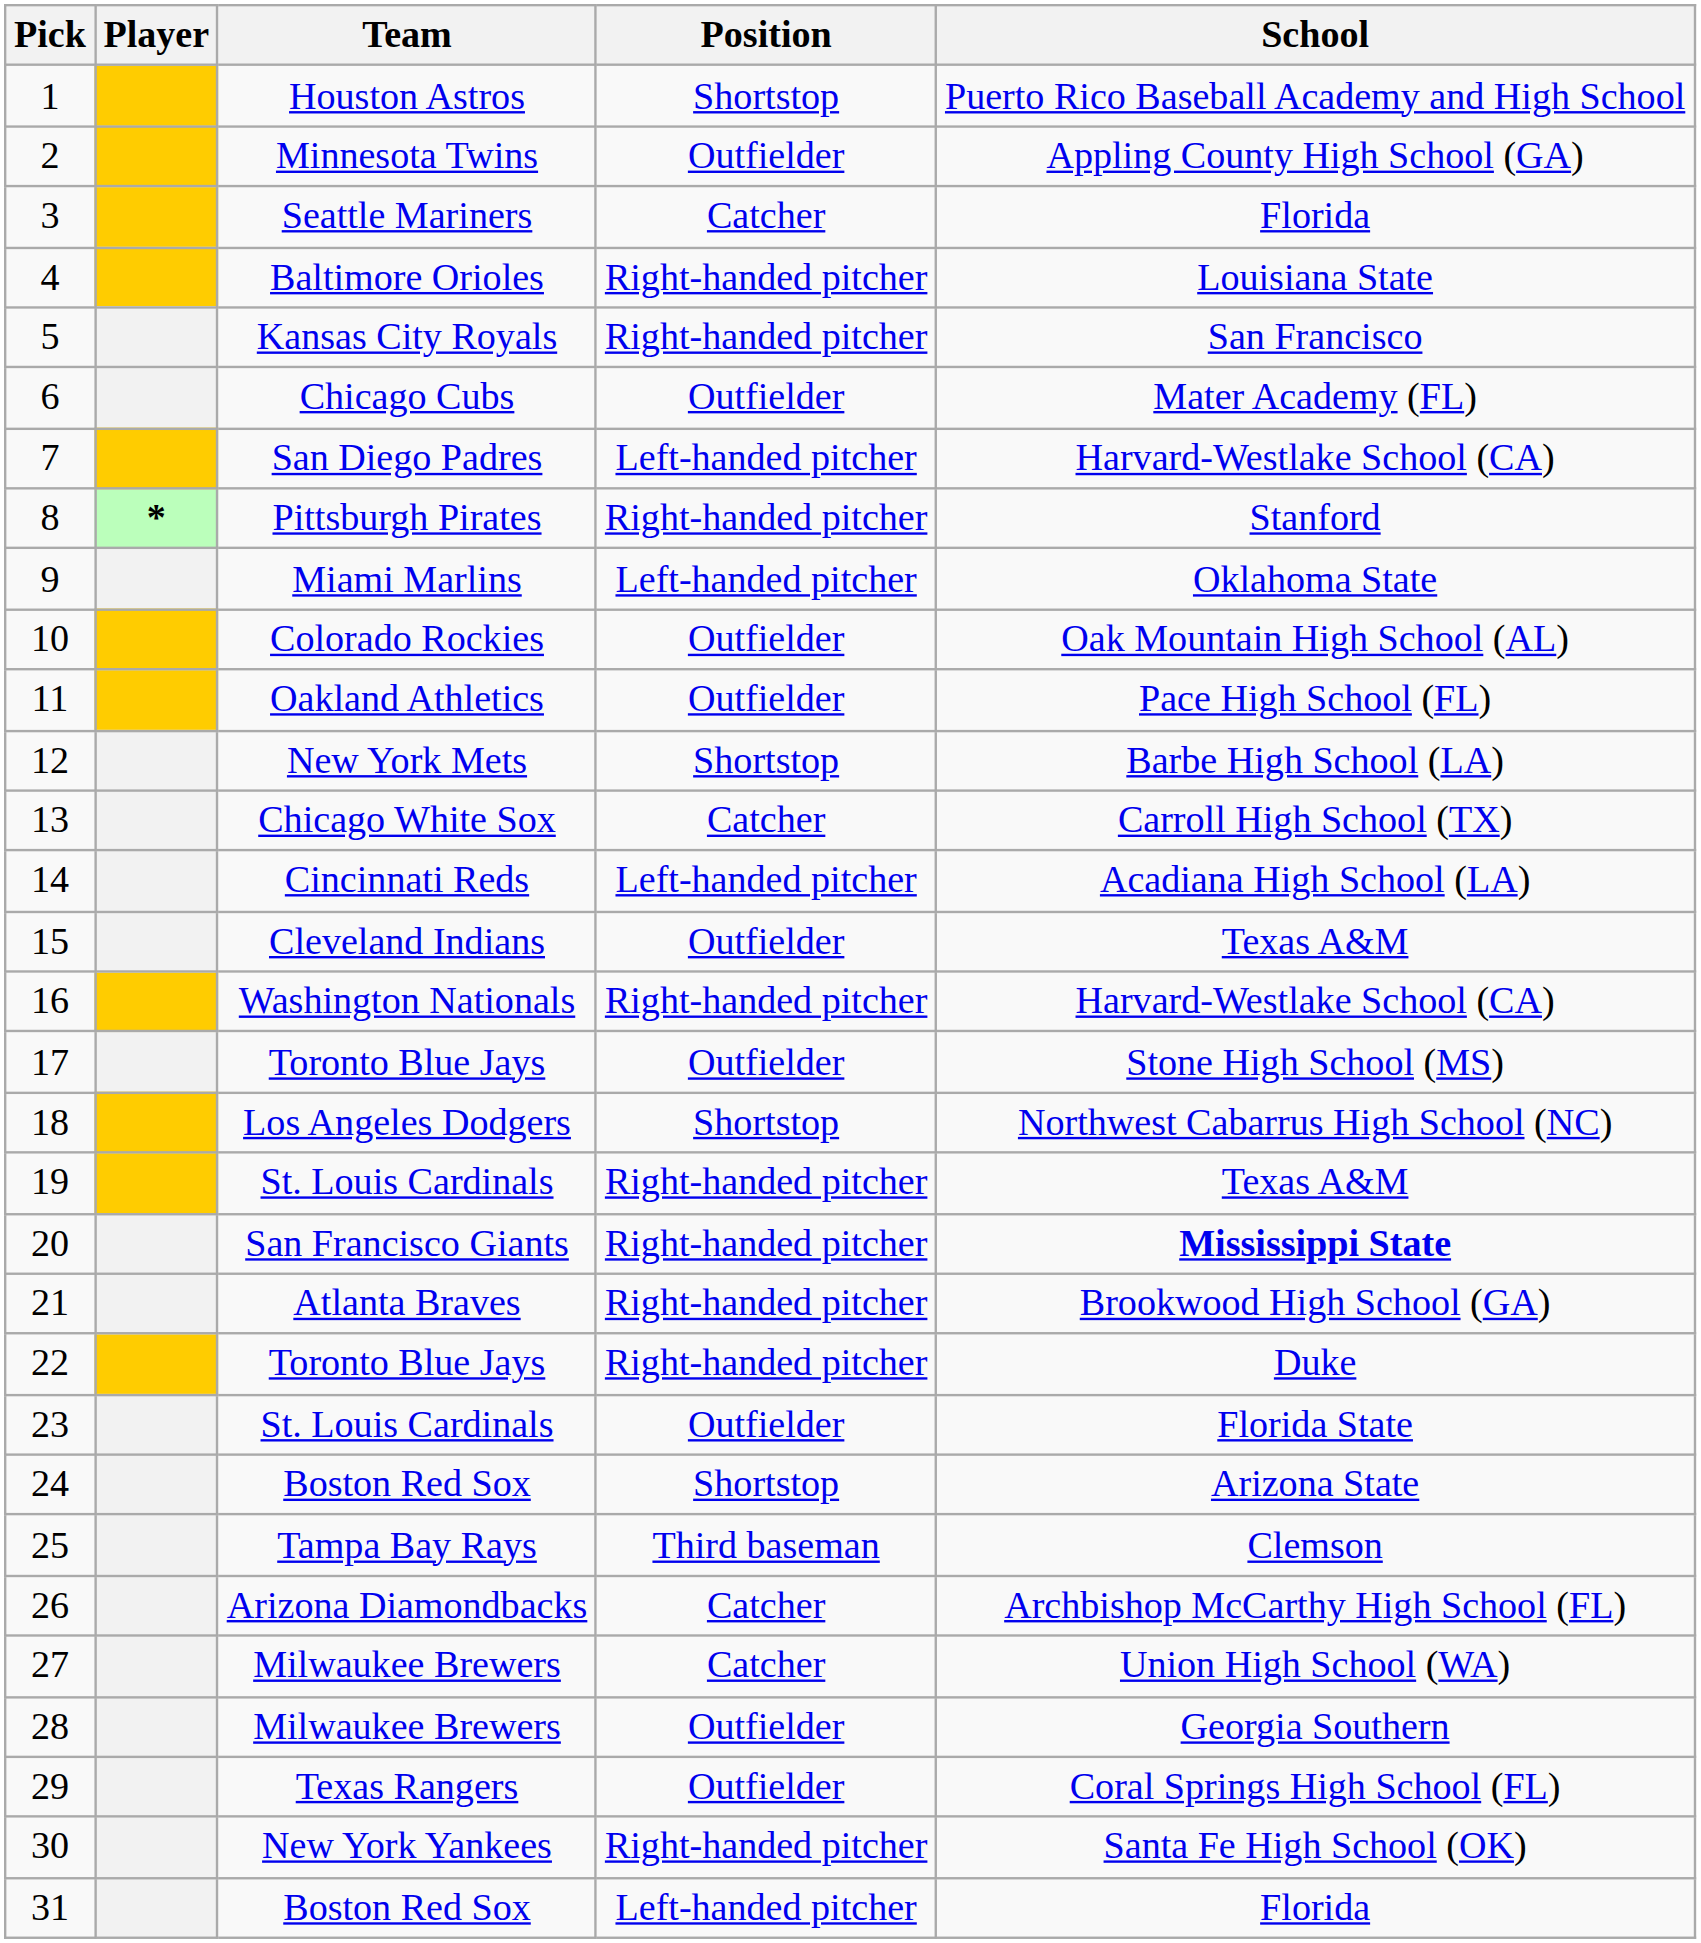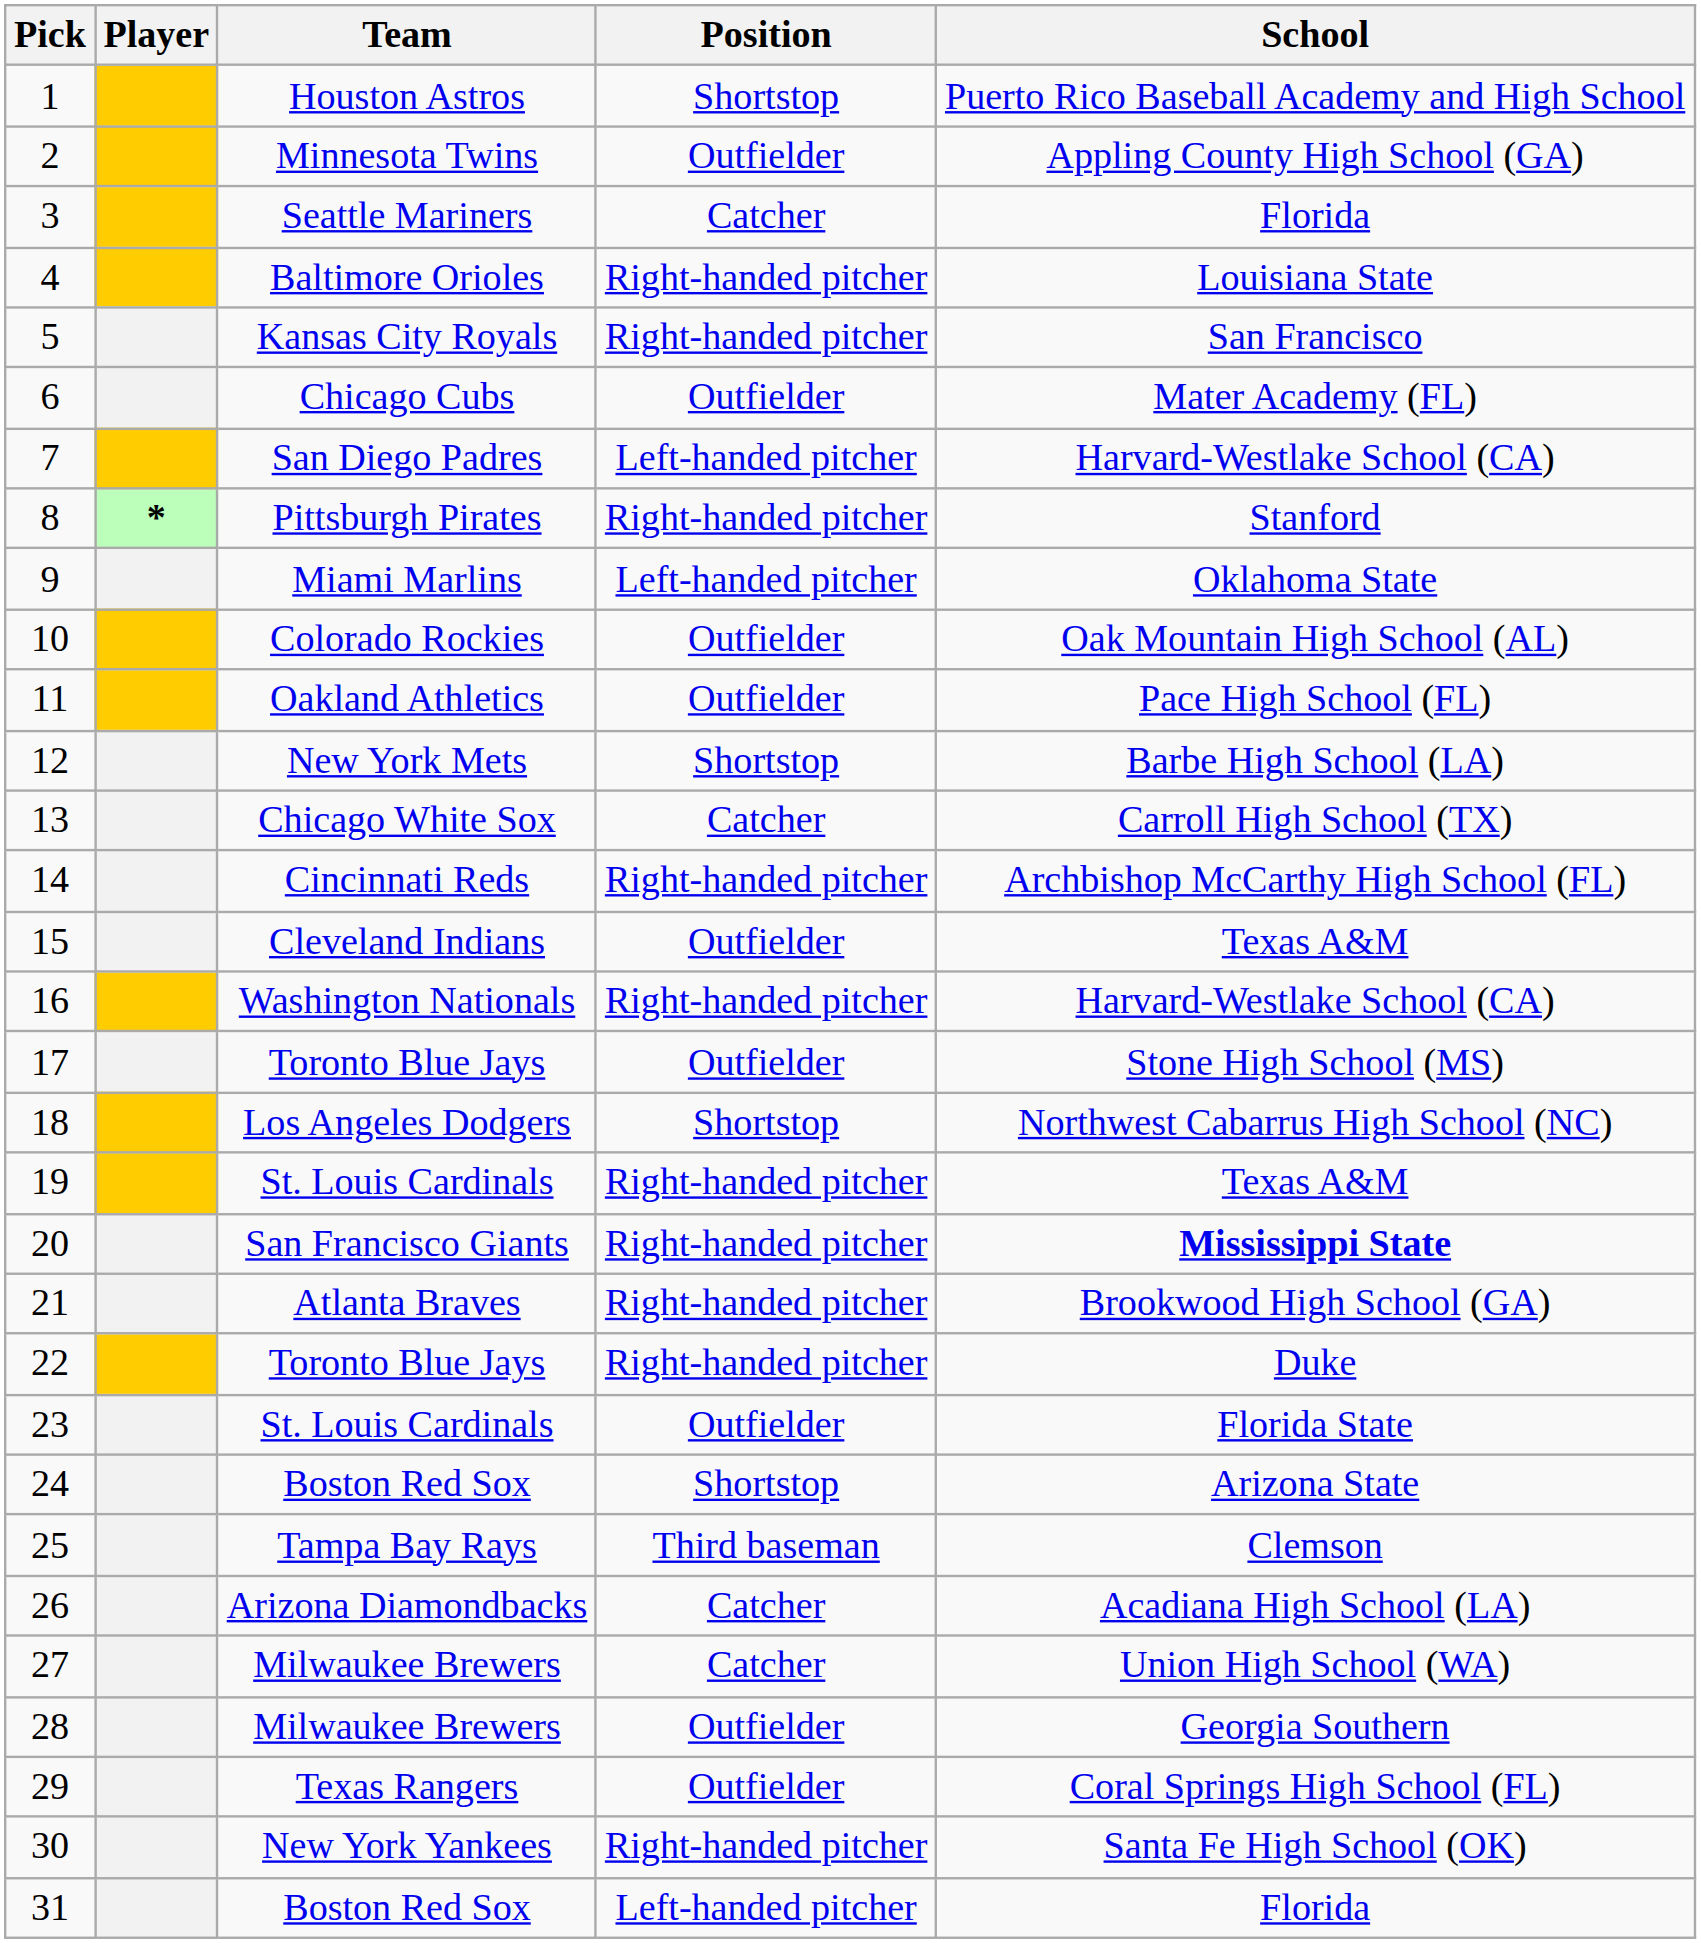(766, 880) Left-handed pitcher -> (766, 880) Right-handed pitcher
(1315, 880) Acadiana High School (LA) -> (1315, 880) Archbishop McCarthy High School (FL)
(1315, 1604) Archbishop McCarthy High School (FL) -> (1315, 1604) Acadiana High School (LA)
